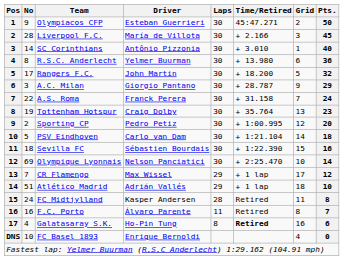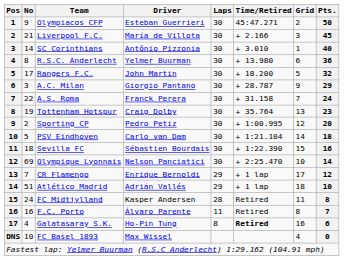(29, 36) 28 -> (29, 36) 21
(149, 174) Max Wissel -> (163, 174) Enrique Bernoldi
(163, 237) Enrique Bernoldi -> (149, 237) Max Wissel
